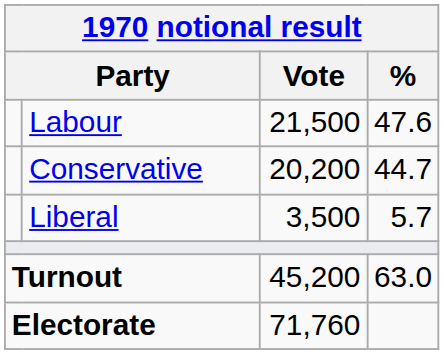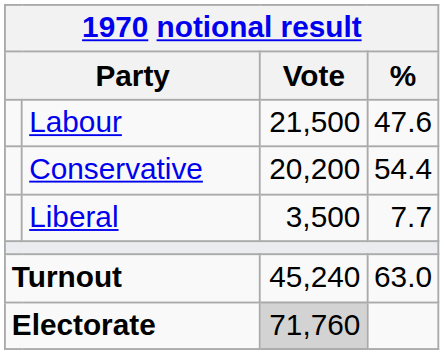(403, 169) 44.7 -> (403, 169) 54.4
(411, 216) 5.7 -> (411, 216) 7.7
(315, 277) 45,200 -> (315, 277) 45,240
(315, 325) no background -> (315, 325) lightgrey background
